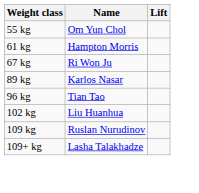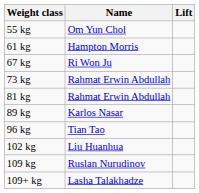+ row: (19, 79)
+ row: (19, 96)
